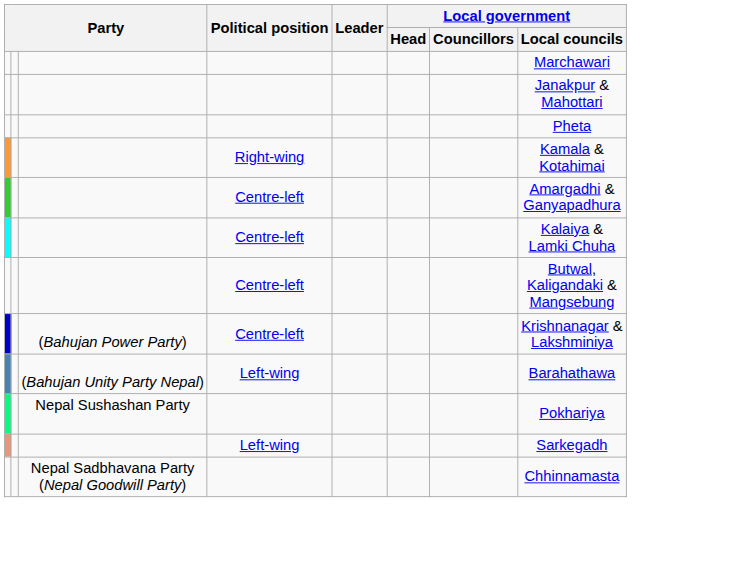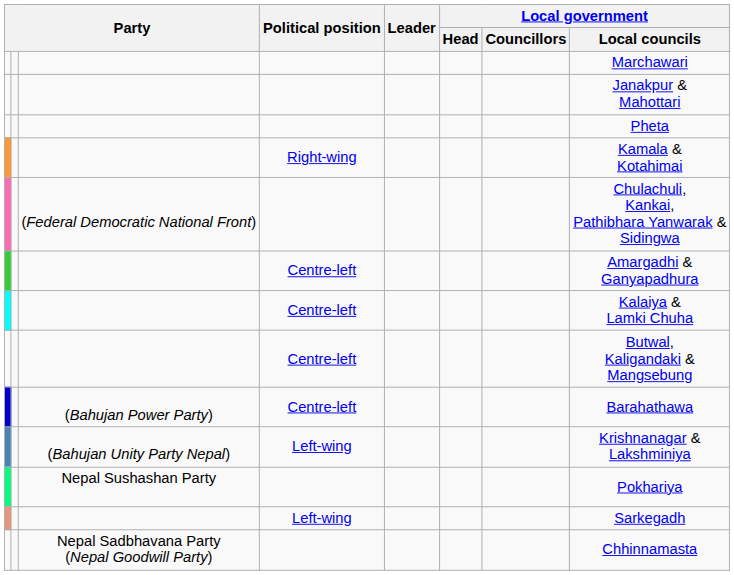+ row: (139, 222)
(572, 333) Krishnanagar & Lakshminiya -> (650, 406) Barahathawa
(572, 373) Barahathawa -> (650, 446) Krishnanagar & Lakshminiya
